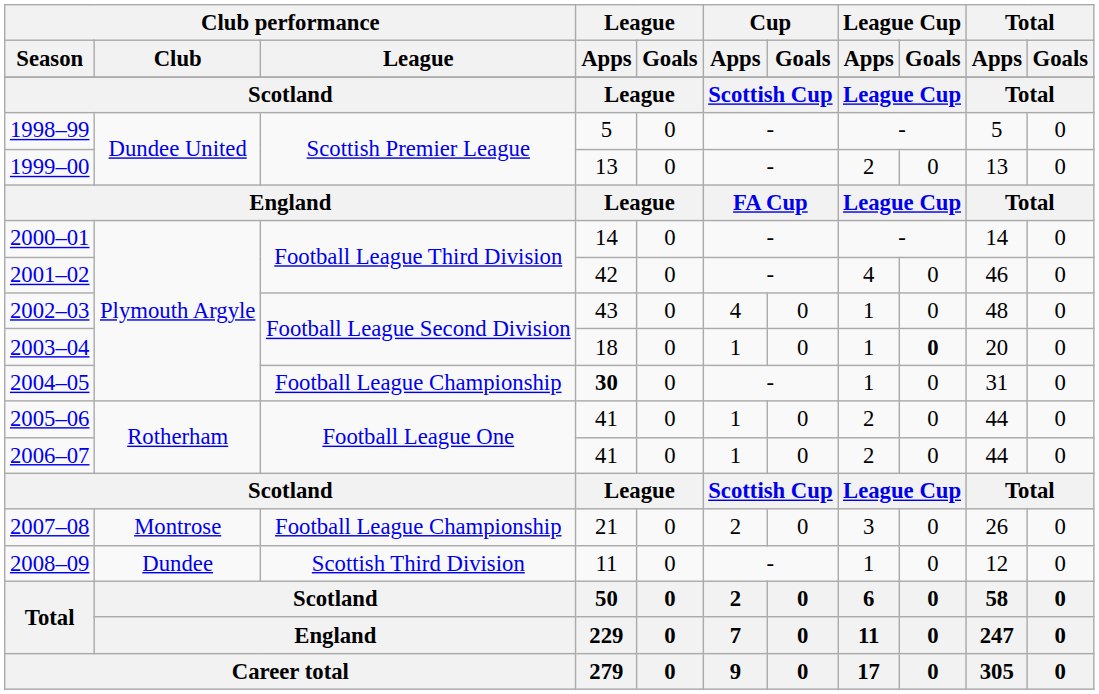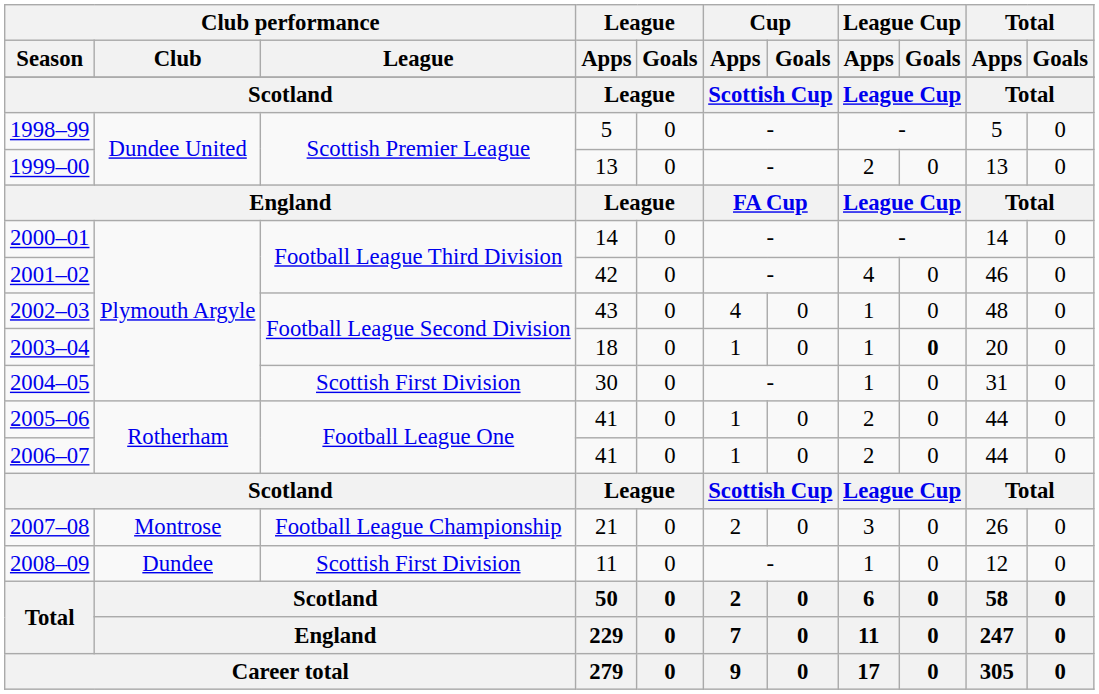(418, 382) Football League Championship -> (418, 382) Scottish First Division
(606, 382) bold -> (606, 382) normal
(418, 563) Scottish Third Division -> (418, 563) Scottish First Division
